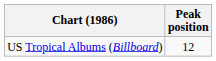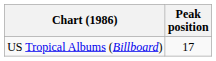(188, 46) 12 -> (188, 46) 17
